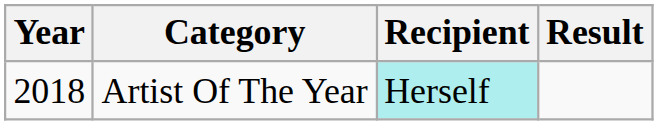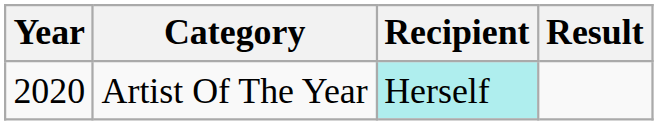(49, 89) 2018 -> (49, 89) 2020
